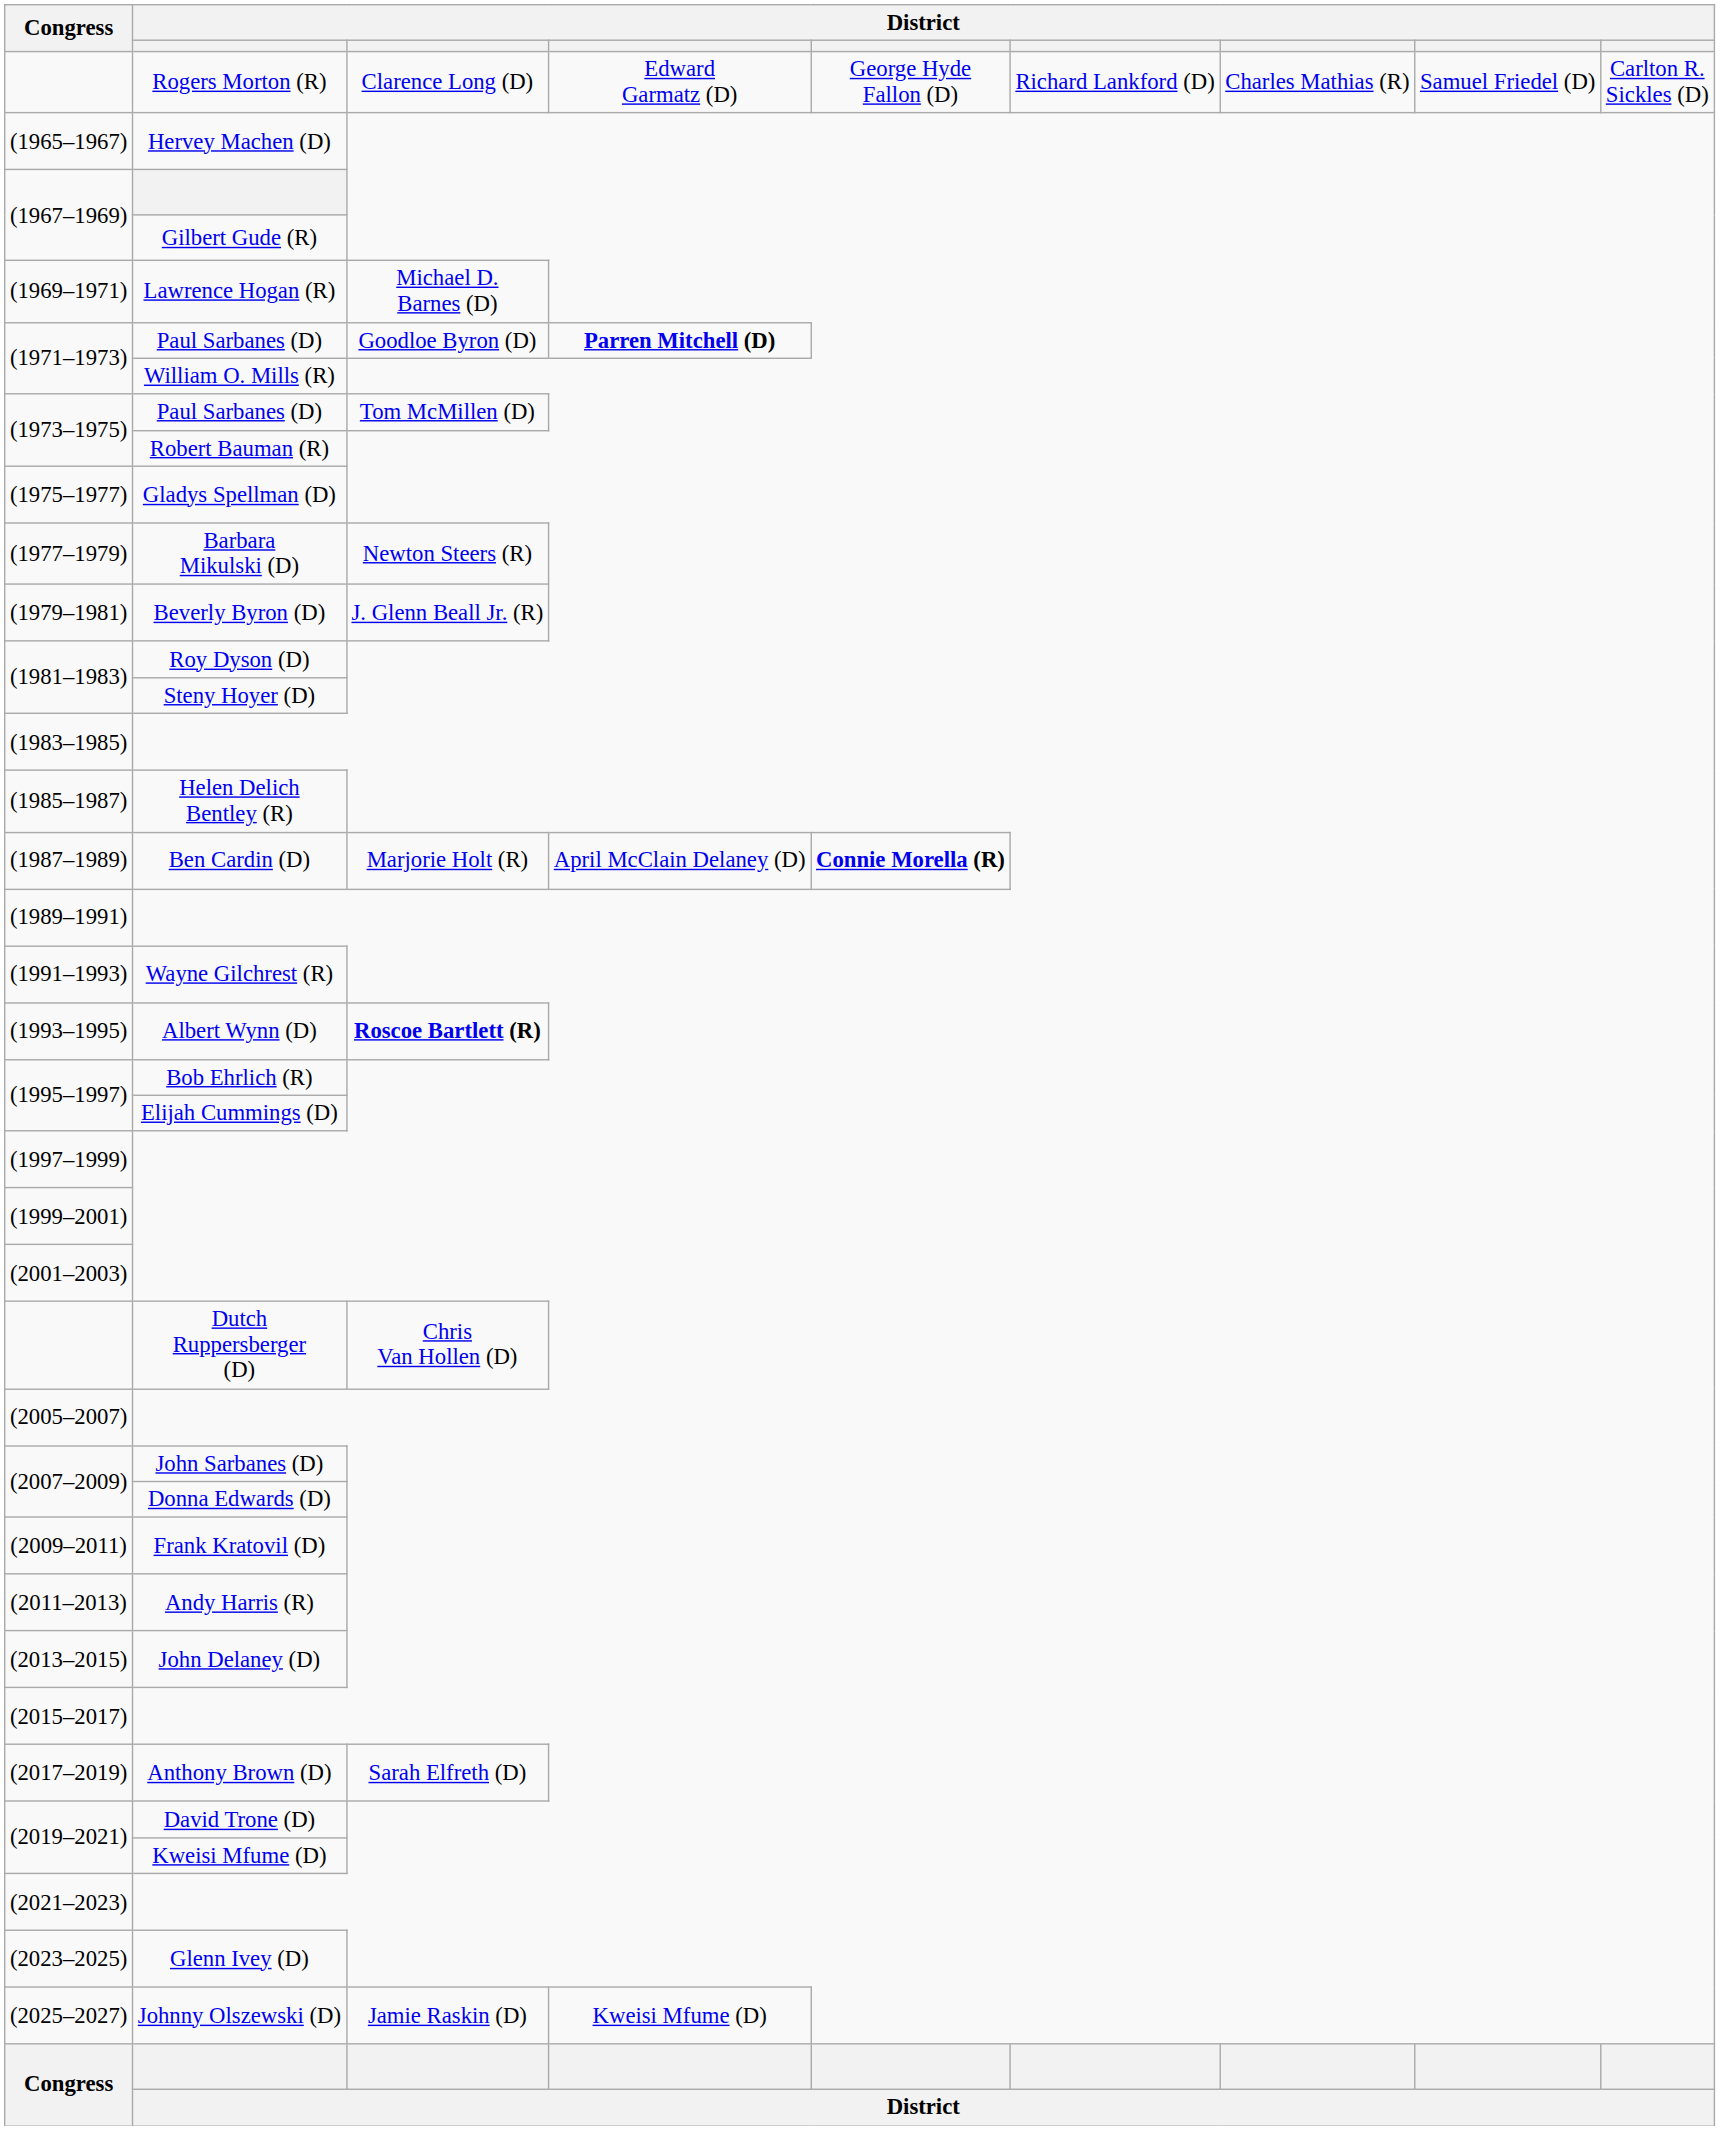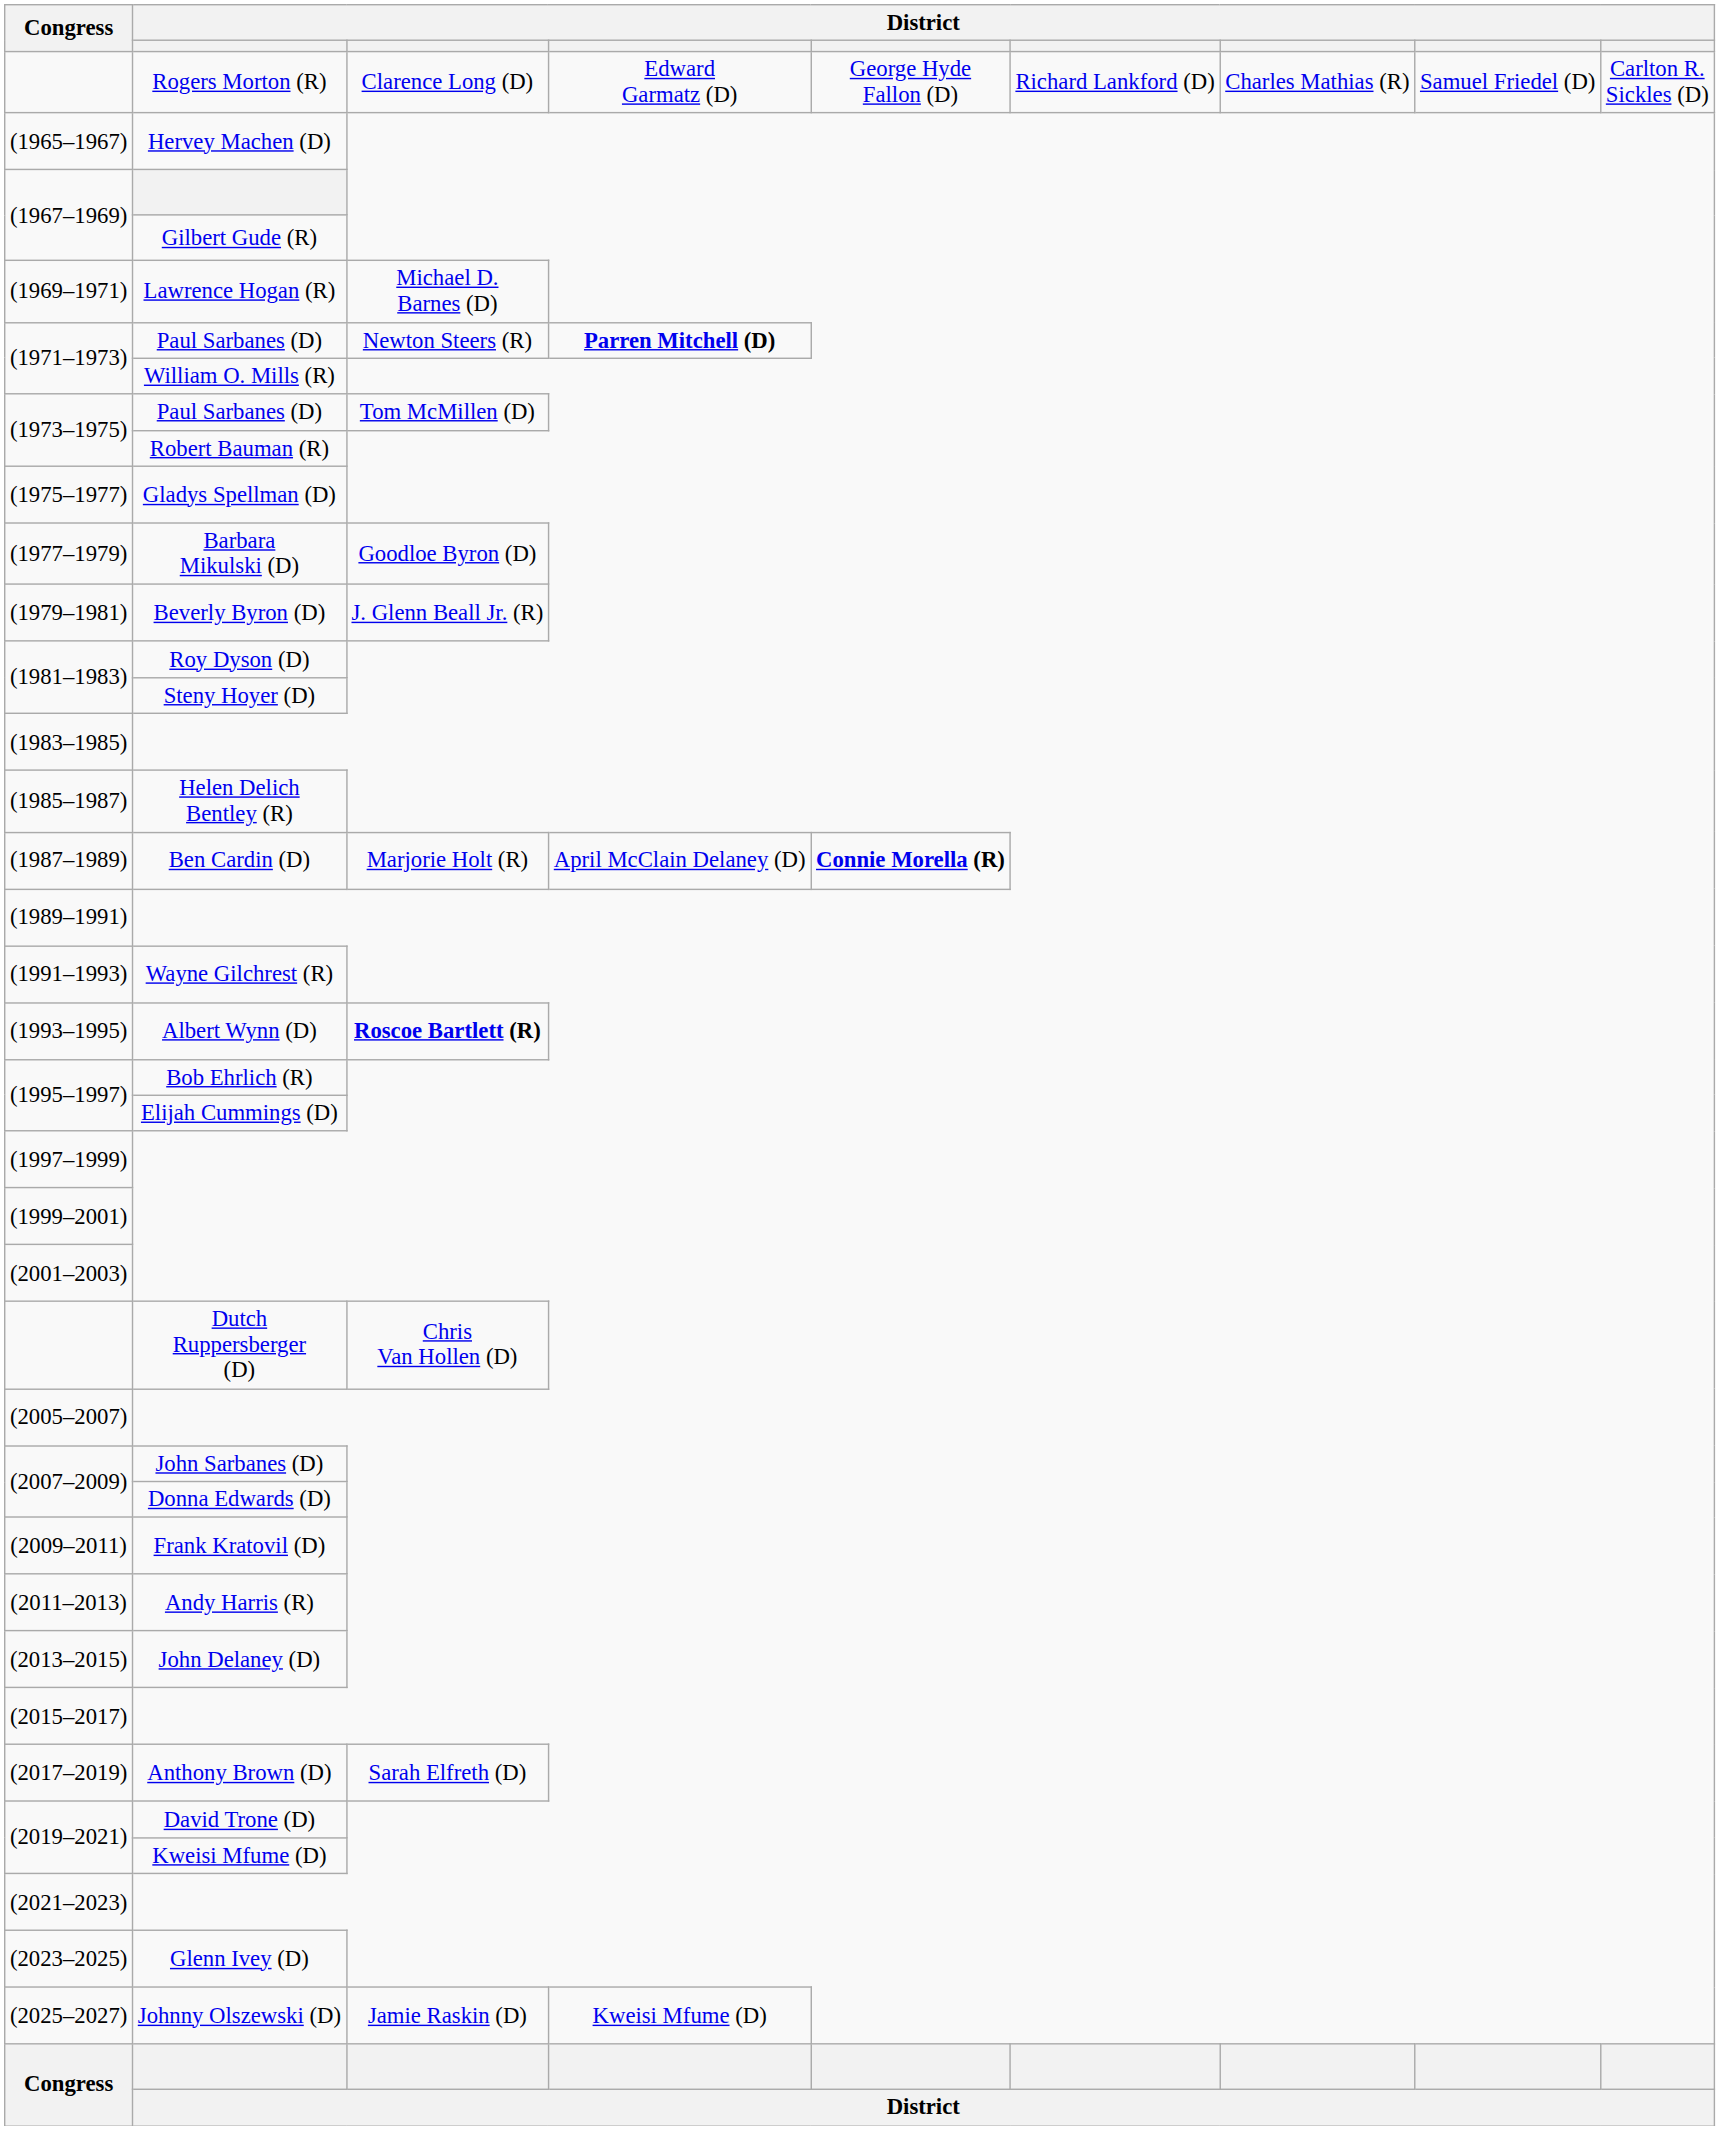(447, 339) Goodloe Byron (D) -> (447, 339) Newton Steers (R)
(447, 553) Newton Steers (R) -> (447, 553) Goodloe Byron (D)
